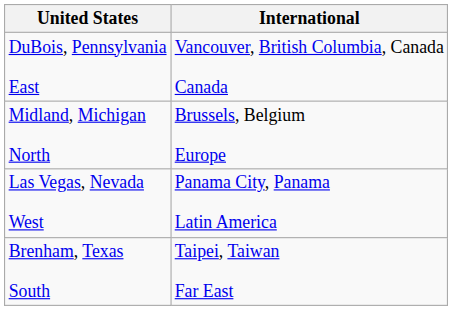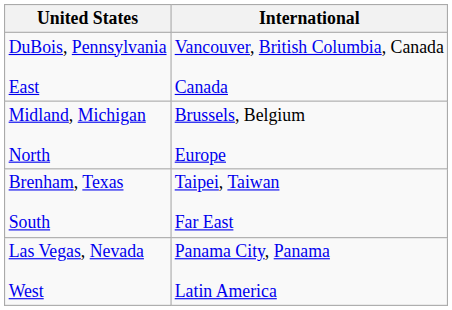rows swapped: (66, 271) <-> (76, 202)
